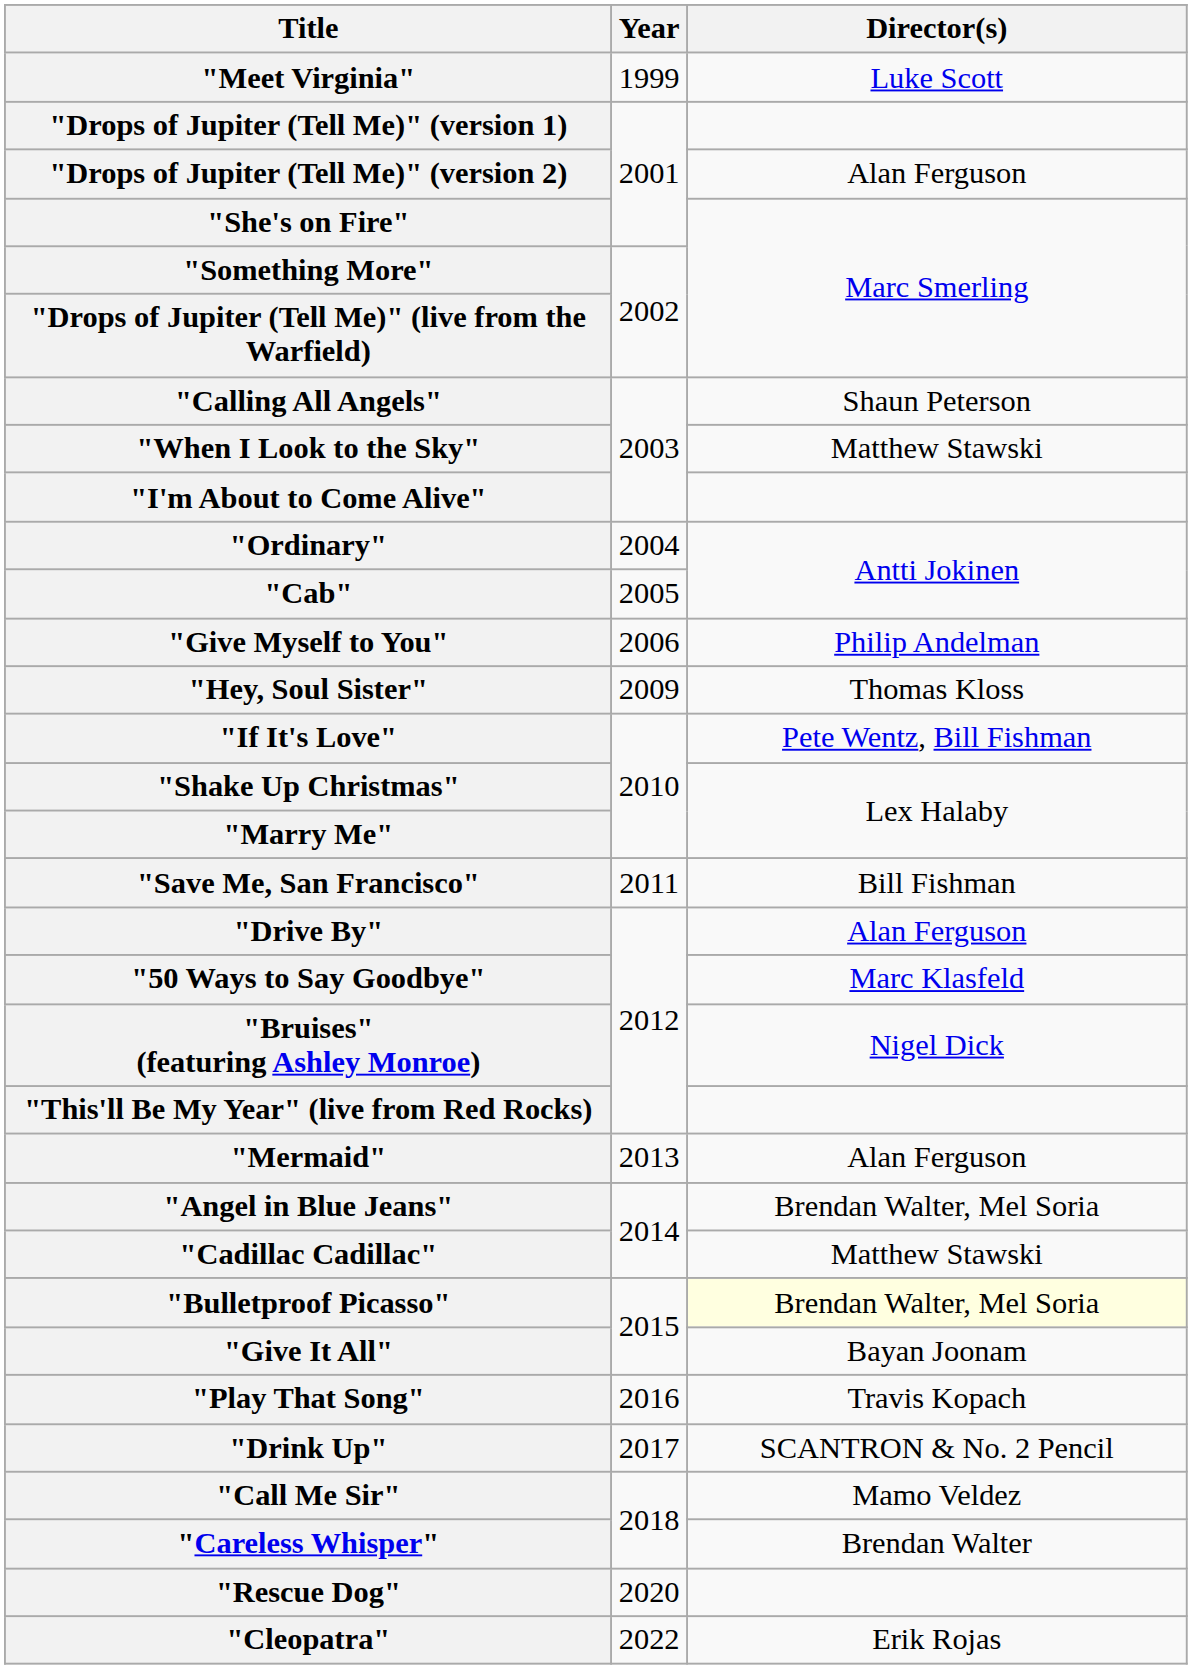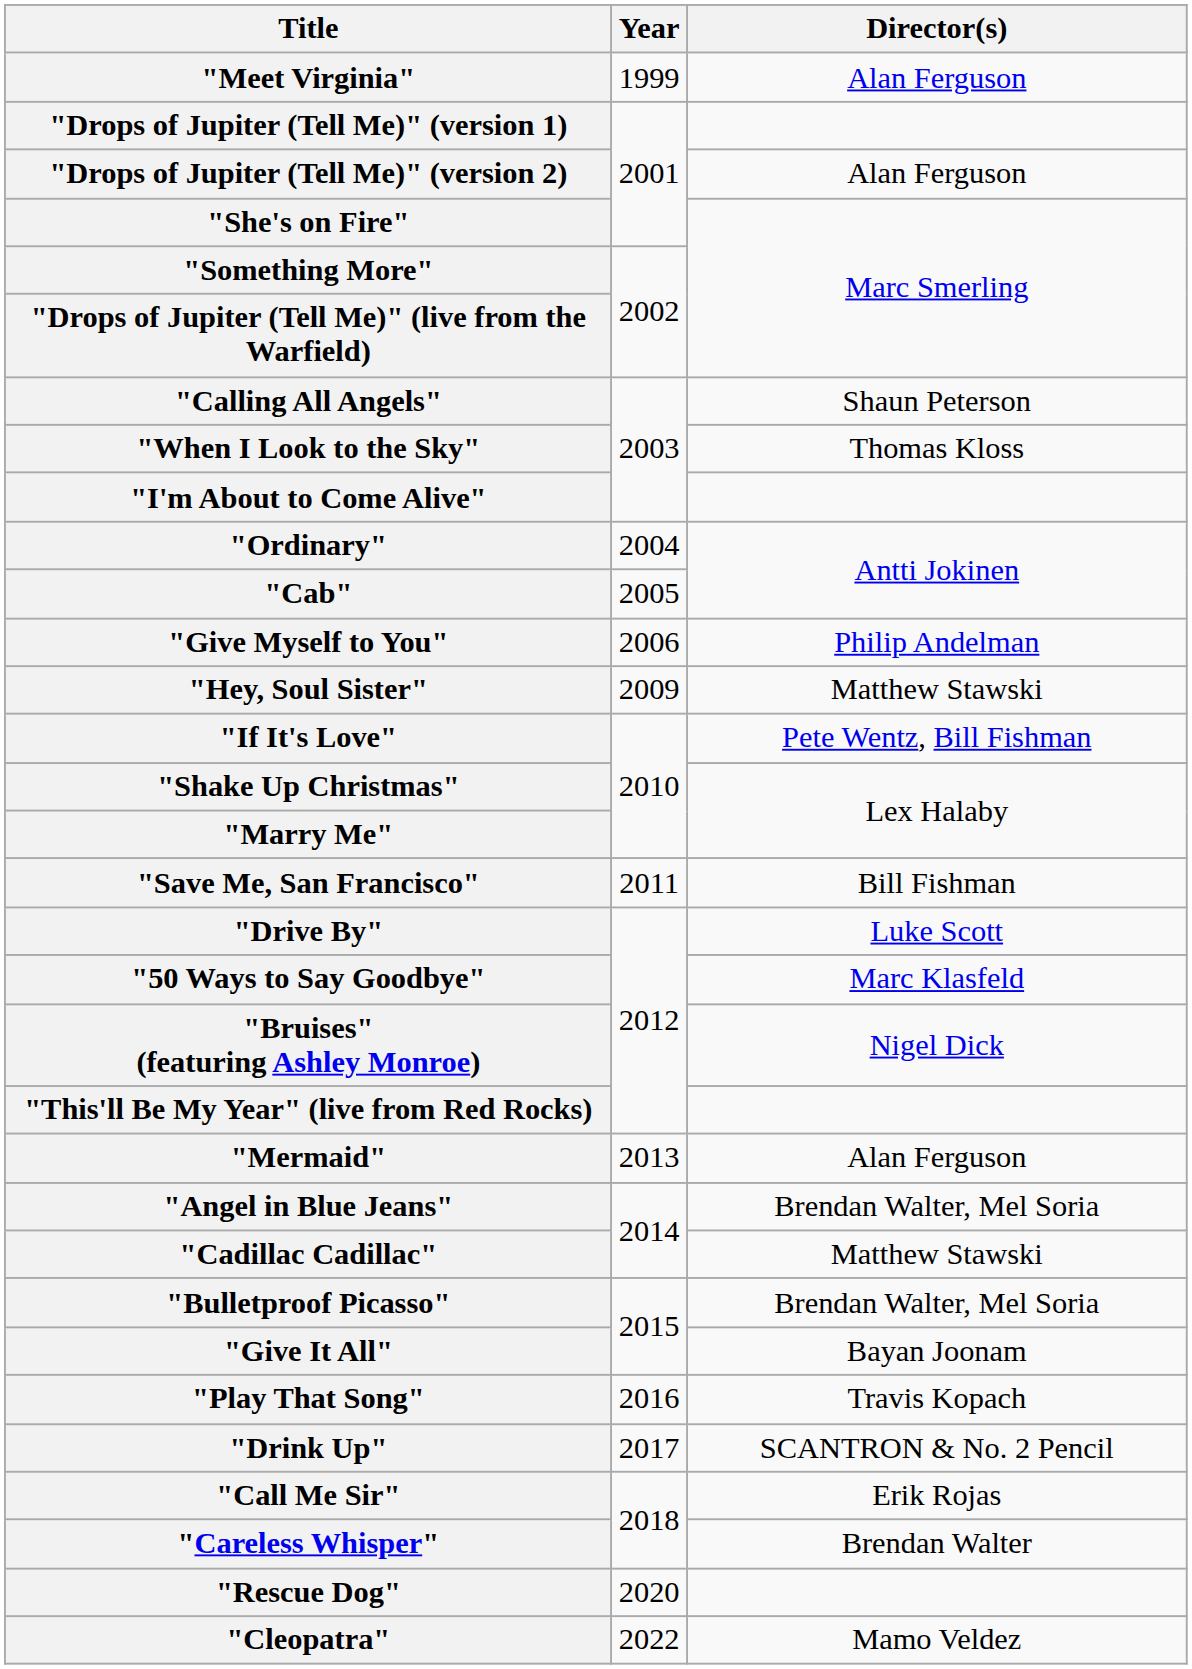(937, 76) Luke Scott -> (937, 76) Alan Ferguson
(937, 448) Matthew Stawski -> (937, 448) Thomas Kloss
(937, 689) Thomas Kloss -> (937, 689) Matthew Stawski
(937, 930) Alan Ferguson -> (937, 930) Luke Scott
(937, 1302) lightyellow background -> (937, 1302) no background
(937, 1495) Mamo Veldez -> (937, 1495) Erik Rojas
(937, 1639) Erik Rojas -> (937, 1639) Mamo Veldez
